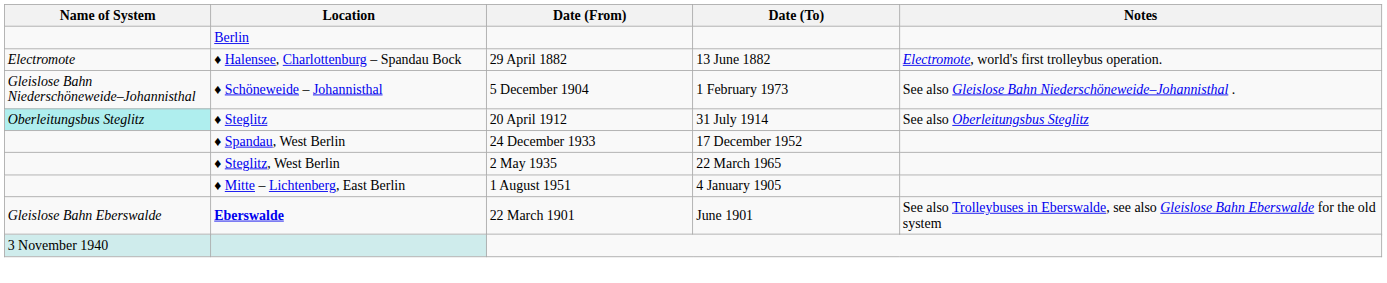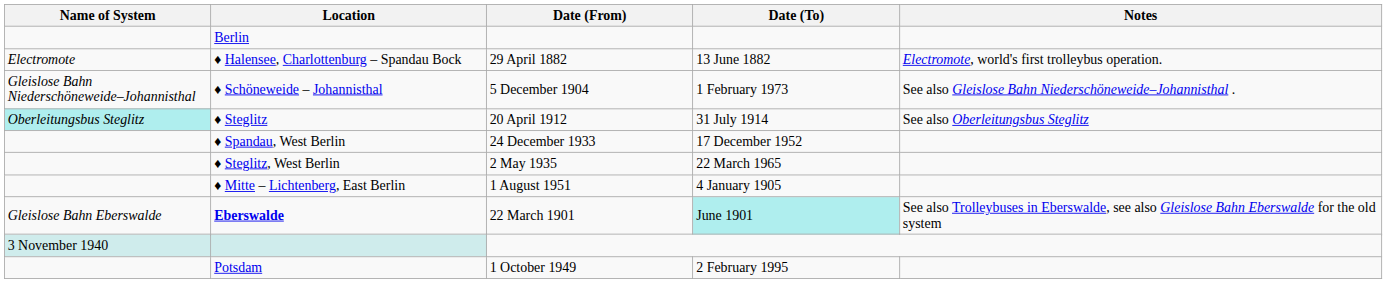(725, 215) no background -> (725, 215) paleturquoise background
+ row: (238, 267)
